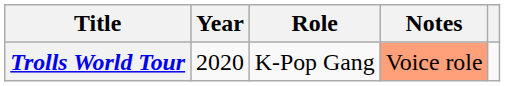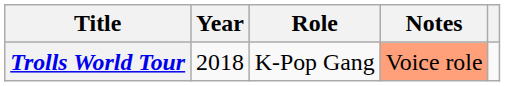(220, 61) 2020 -> (220, 61) 2018
